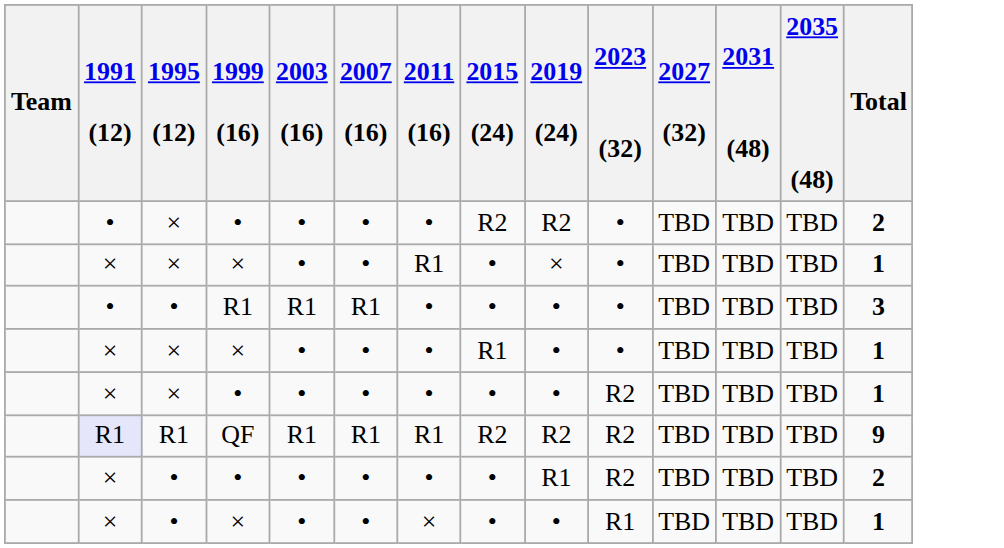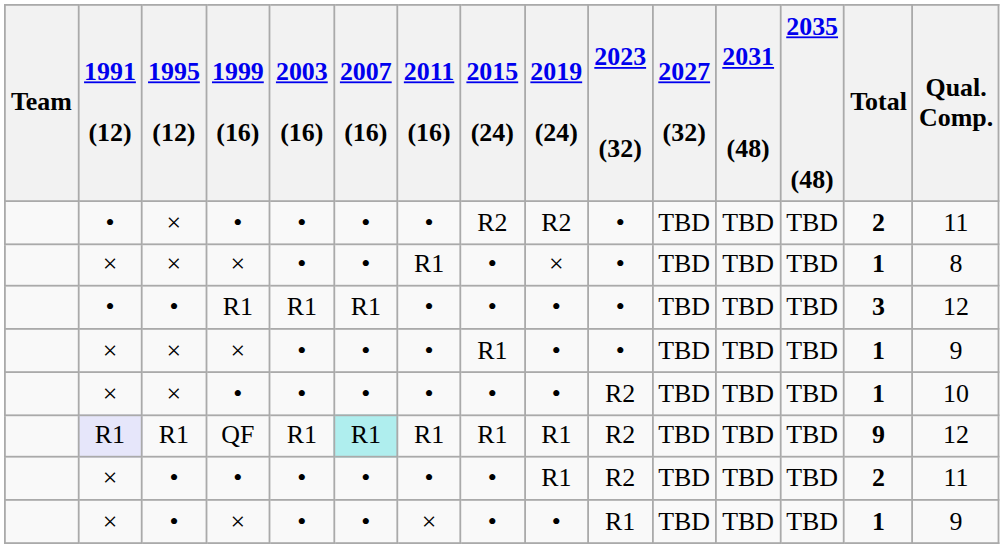+ column: (956, 102)
(366, 435) no background -> (366, 435) paleturquoise background
(492, 435) R2 -> (492, 435) R1
(556, 435) R2 -> (556, 435) R1
